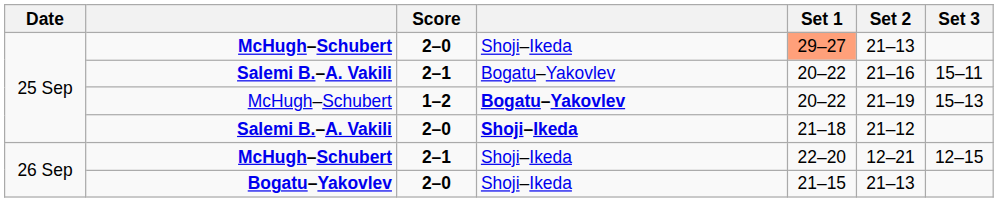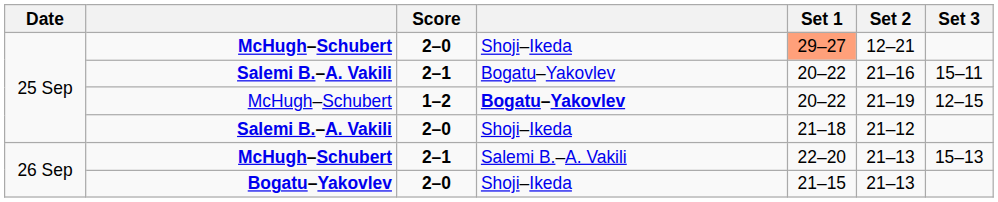(890, 46) 21–13 -> (890, 46) 12–21
(959, 101) 15–13 -> (959, 101) 12–15
(529, 129) bold -> (526, 129) normal
(526, 156) Shoji–Ikeda -> (554, 156) Salemi B.–A. Vakili
(890, 156) 12–21 -> (890, 156) 21–13
(959, 156) 12–15 -> (959, 156) 15–13
